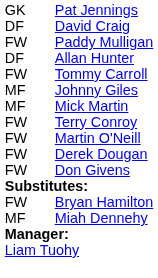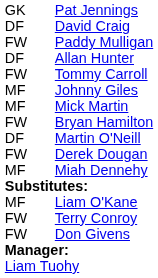rows swapped: (96, 122) <-> (104, 202)
(16, 138) FW -> (14, 138) DF
rows swapped: (92, 170) <-> (101, 218)
+ row: (96, 202)
